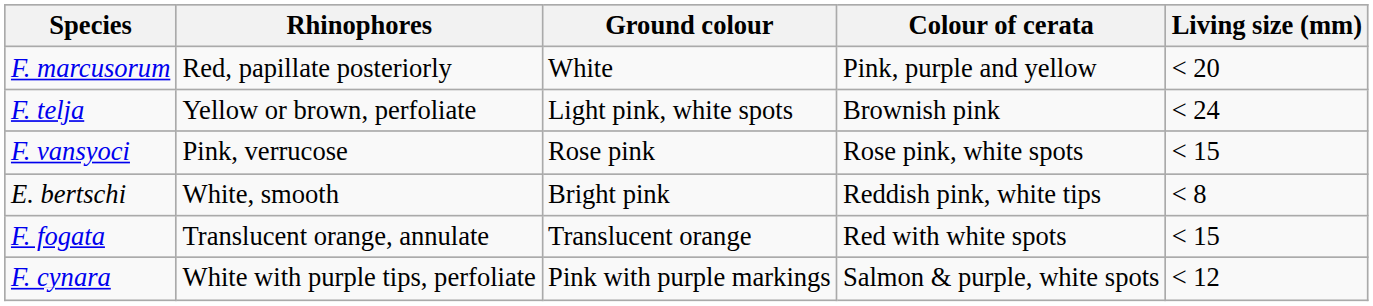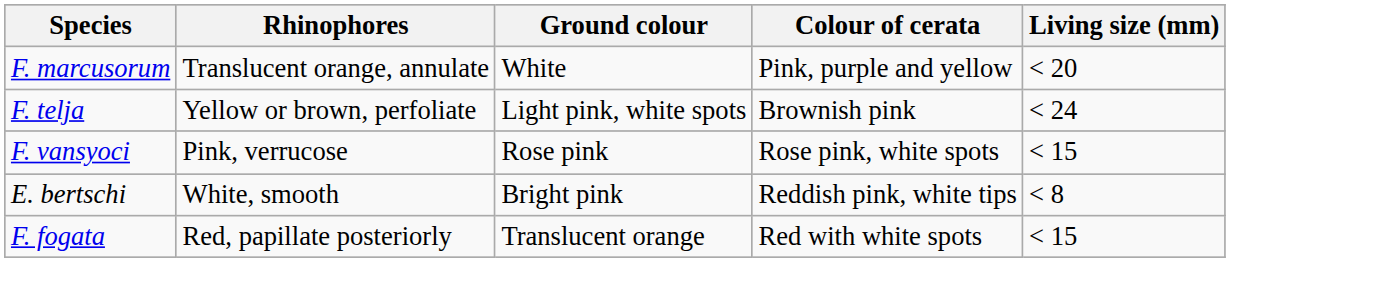(317, 67) Red, papillate posteriorly -> (336, 67) Translucent orange, annulate
(336, 236) Translucent orange, annulate -> (317, 236) Red, papillate posteriorly
- row: (61, 278)
